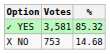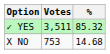(57, 27) 3,581 -> (57, 27) 3,511
